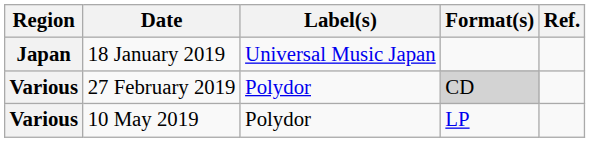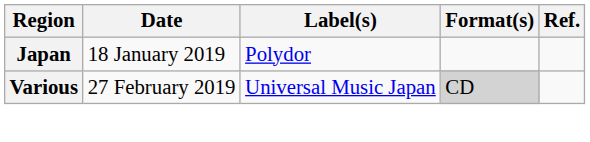(340, 53) Universal Music Japan -> (278, 53) Polydor
(278, 86) Polydor -> (340, 86) Universal Music Japan
- row: (143, 119)
